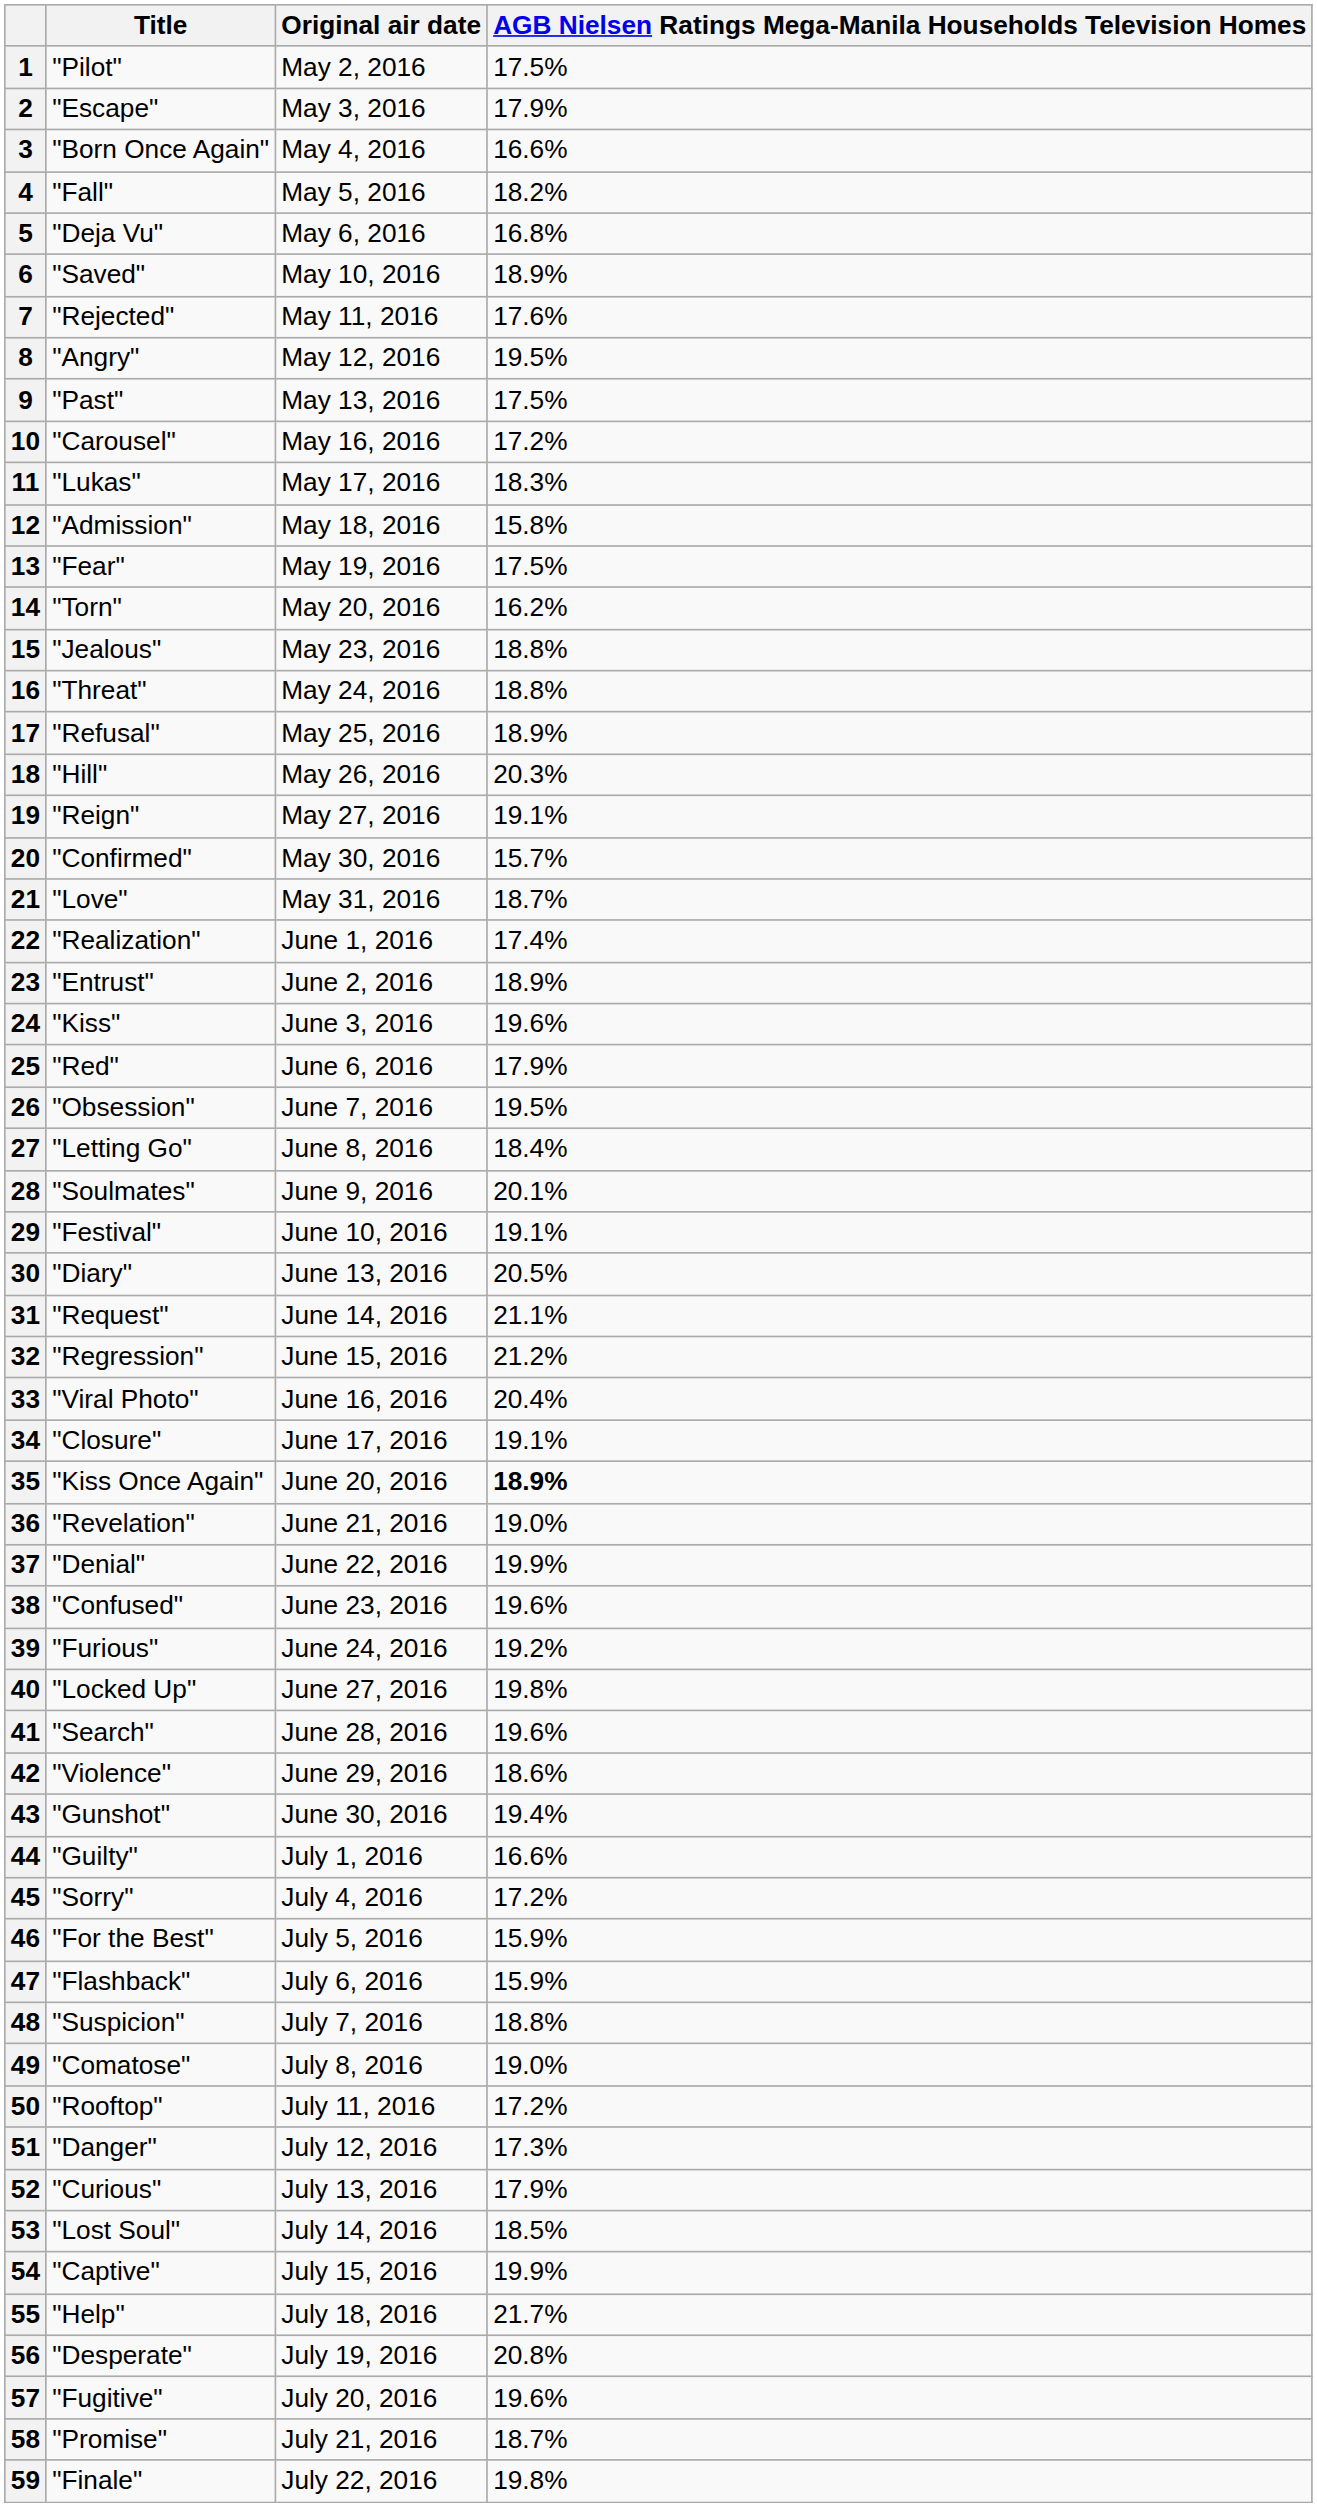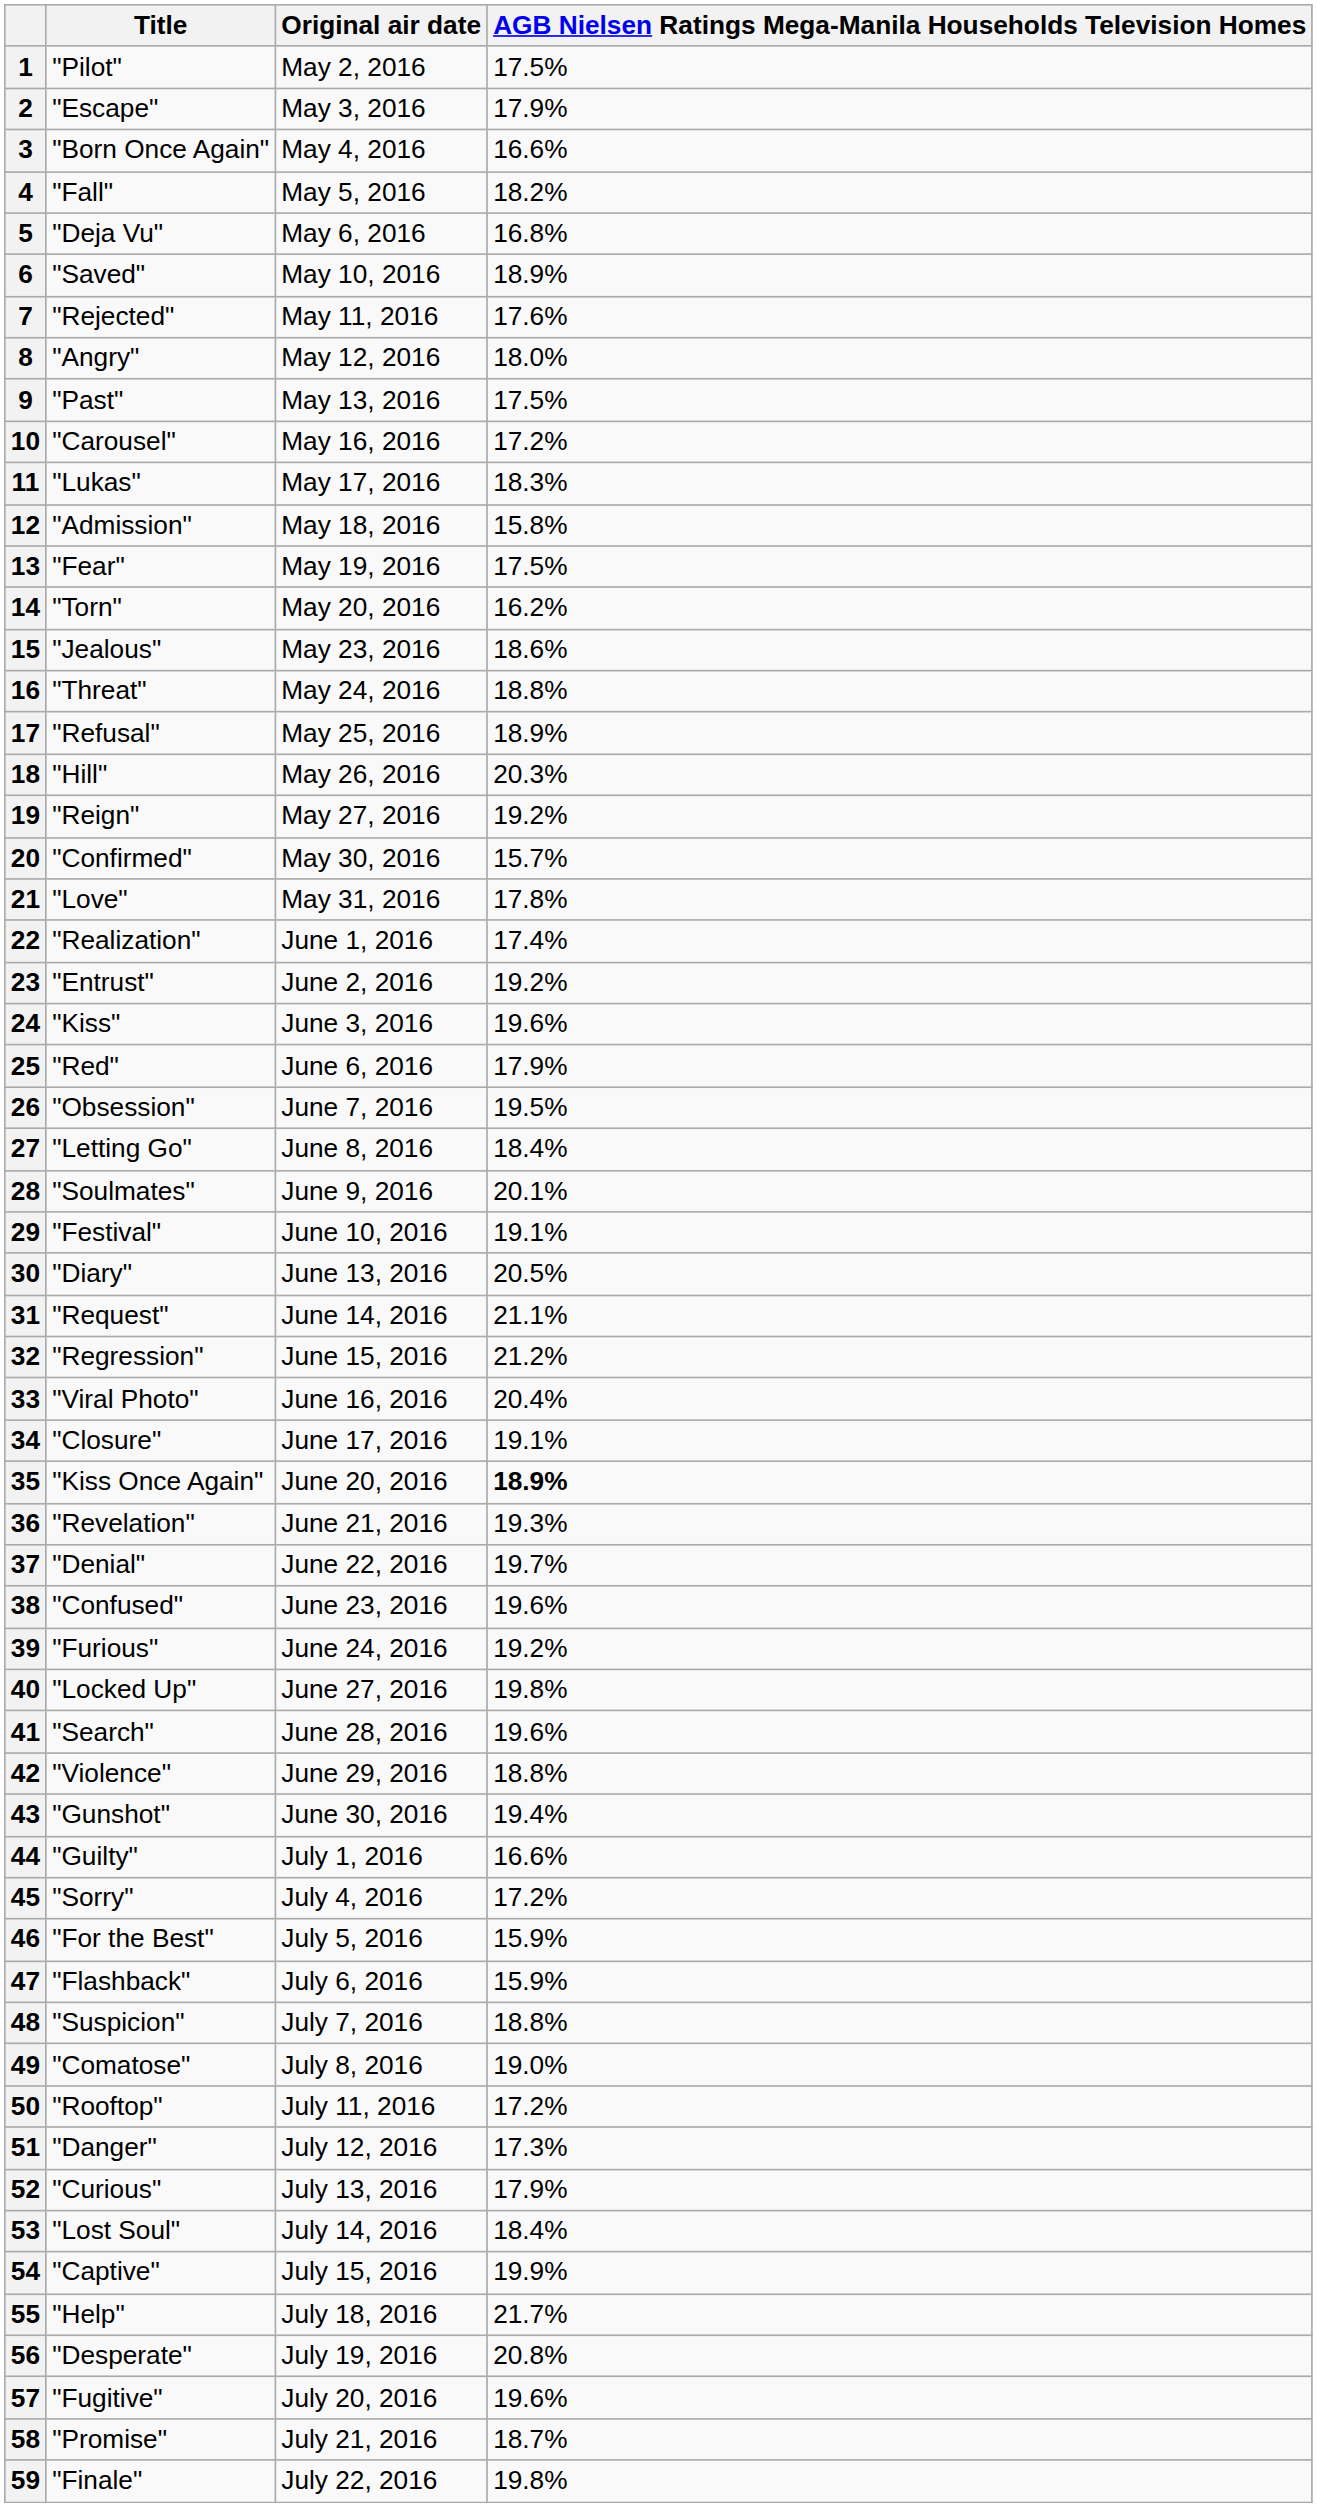(530, 358) 19.5% -> (530, 358) 18.0%
(530, 649) 18.8% -> (530, 649) 18.6%
(530, 815) 19.1% -> (530, 815) 19.2%
(530, 899) 18.7% -> (530, 899) 17.8%
(530, 982) 18.9% -> (530, 982) 19.2%
(530, 1523) 19.0% -> (530, 1523) 19.3%
(530, 1565) 19.9% -> (530, 1565) 19.7%
(530, 1773) 18.6% -> (530, 1773) 18.8%
(530, 2230) 18.5% -> (530, 2230) 18.4%
